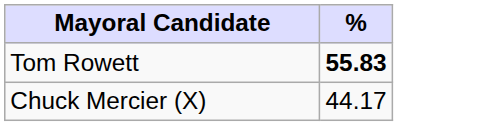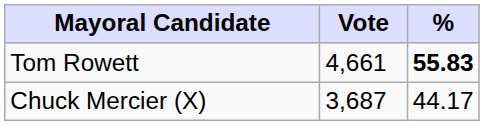+ column: (364, 23)
